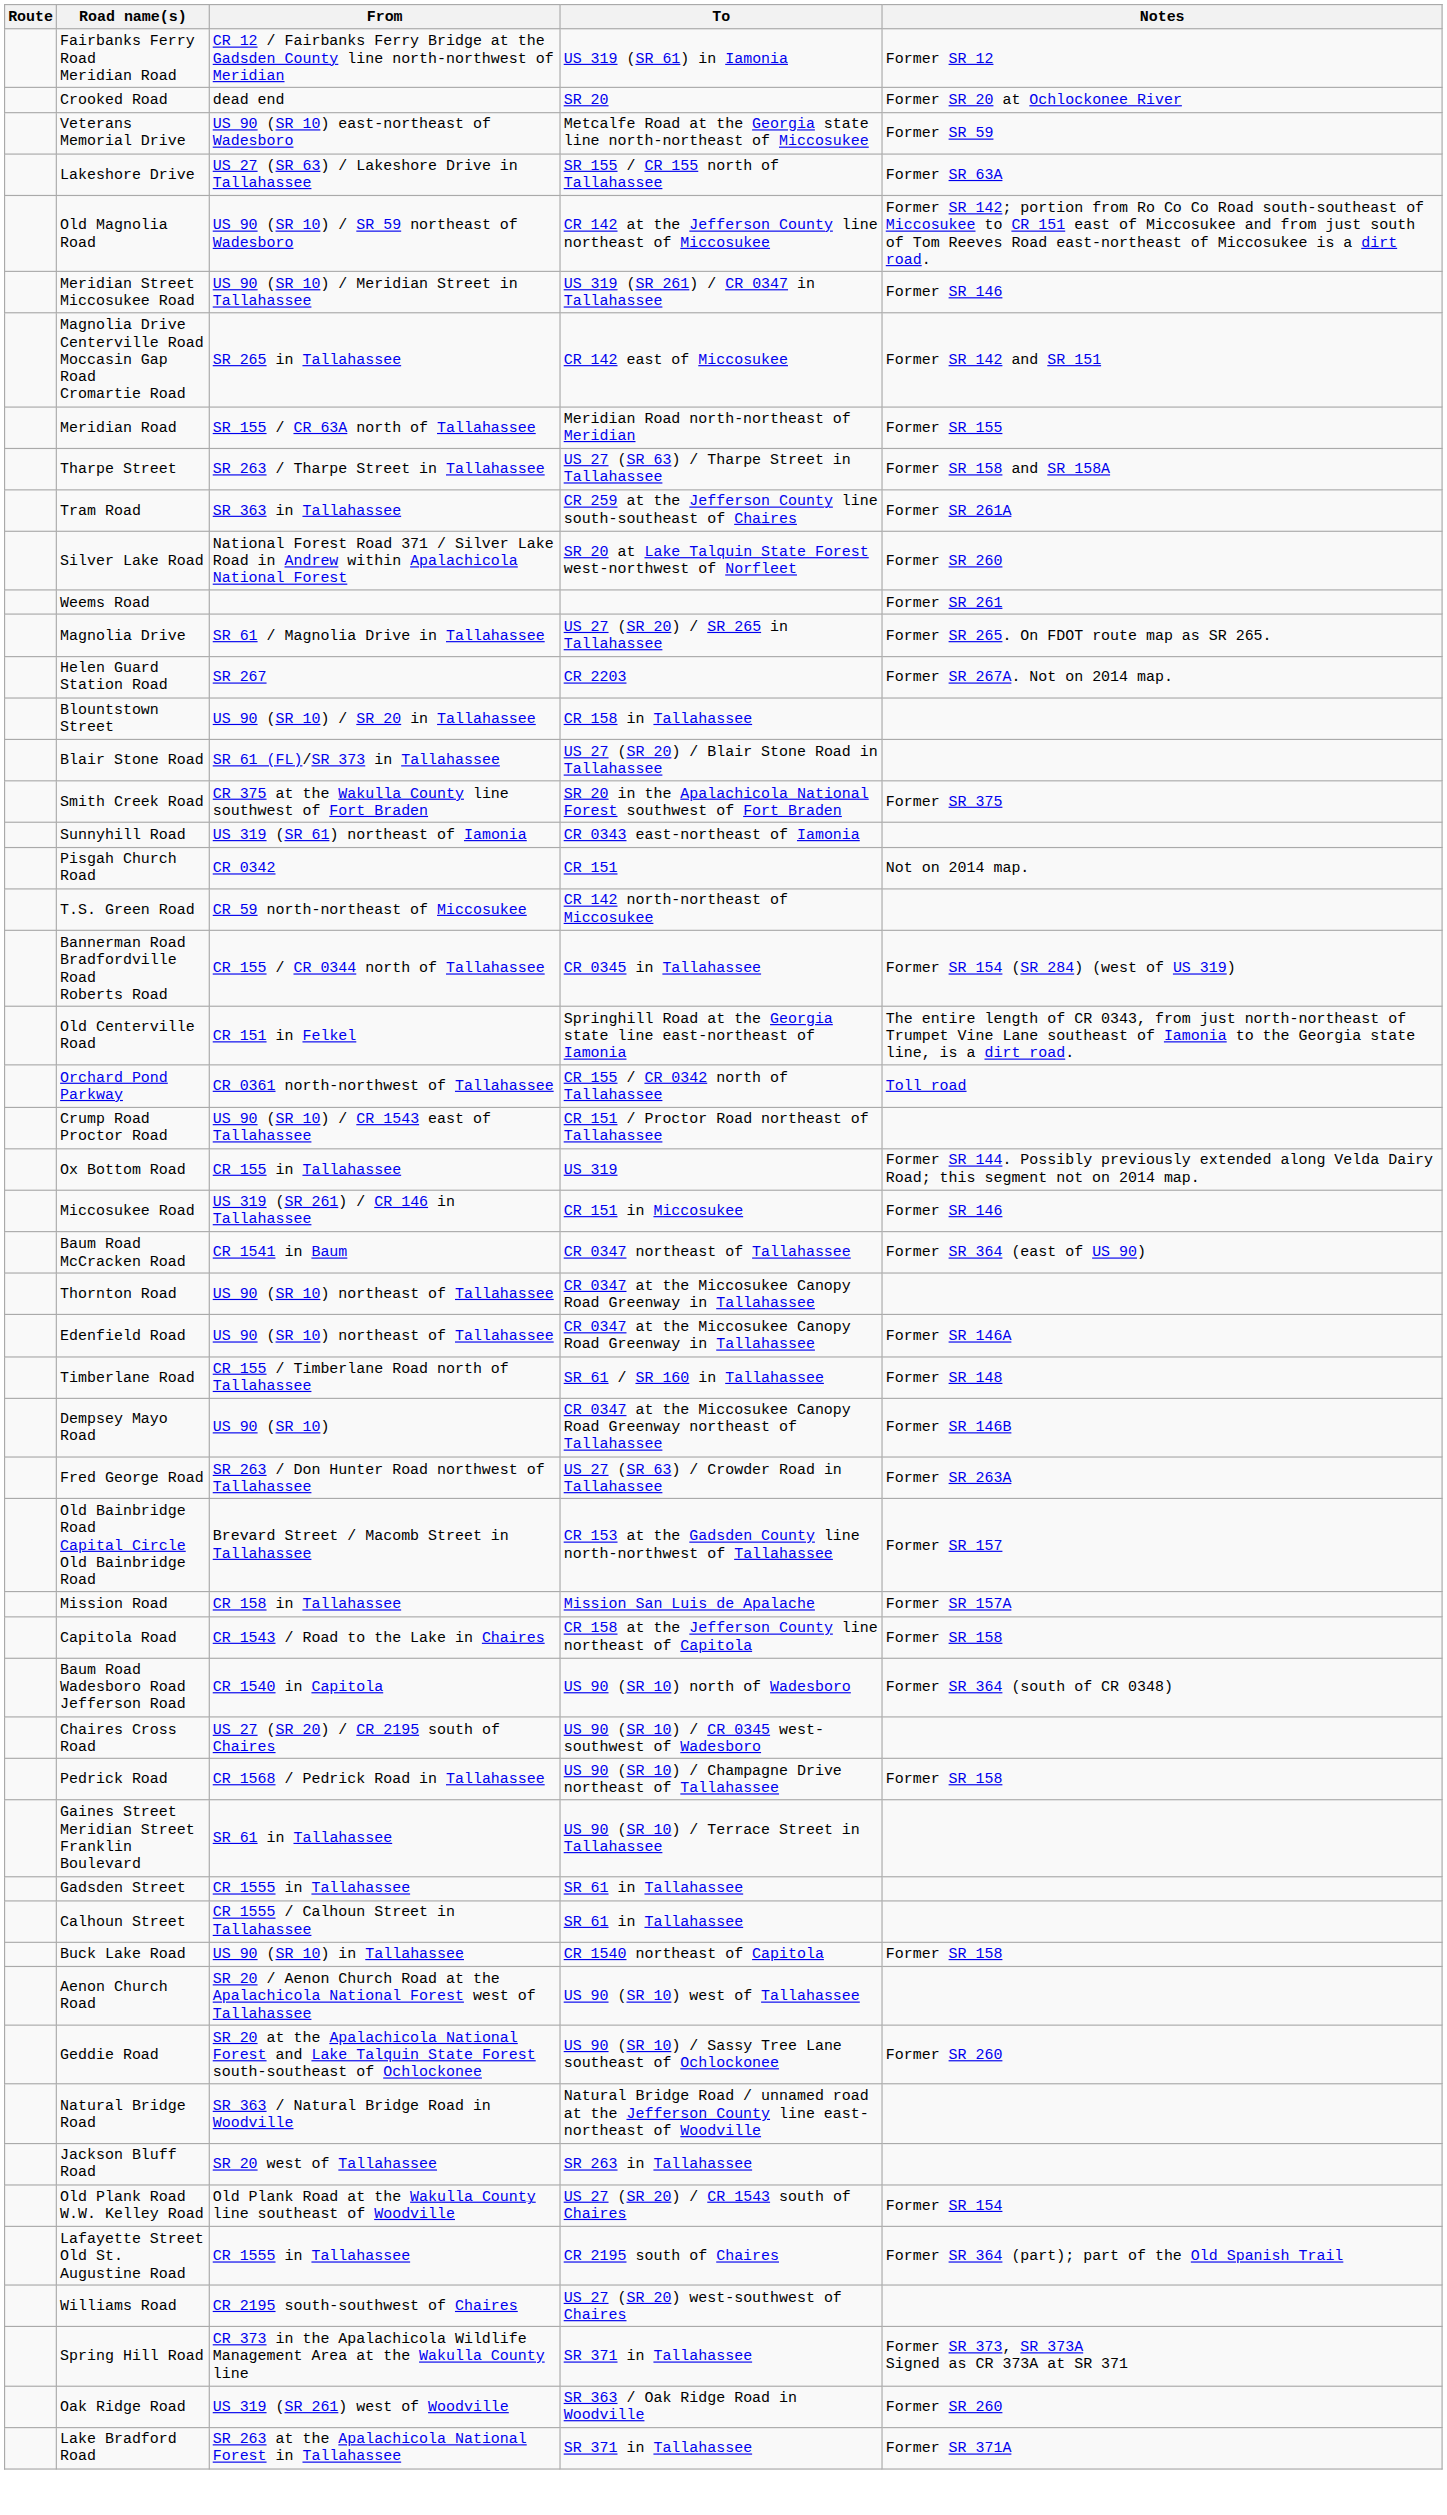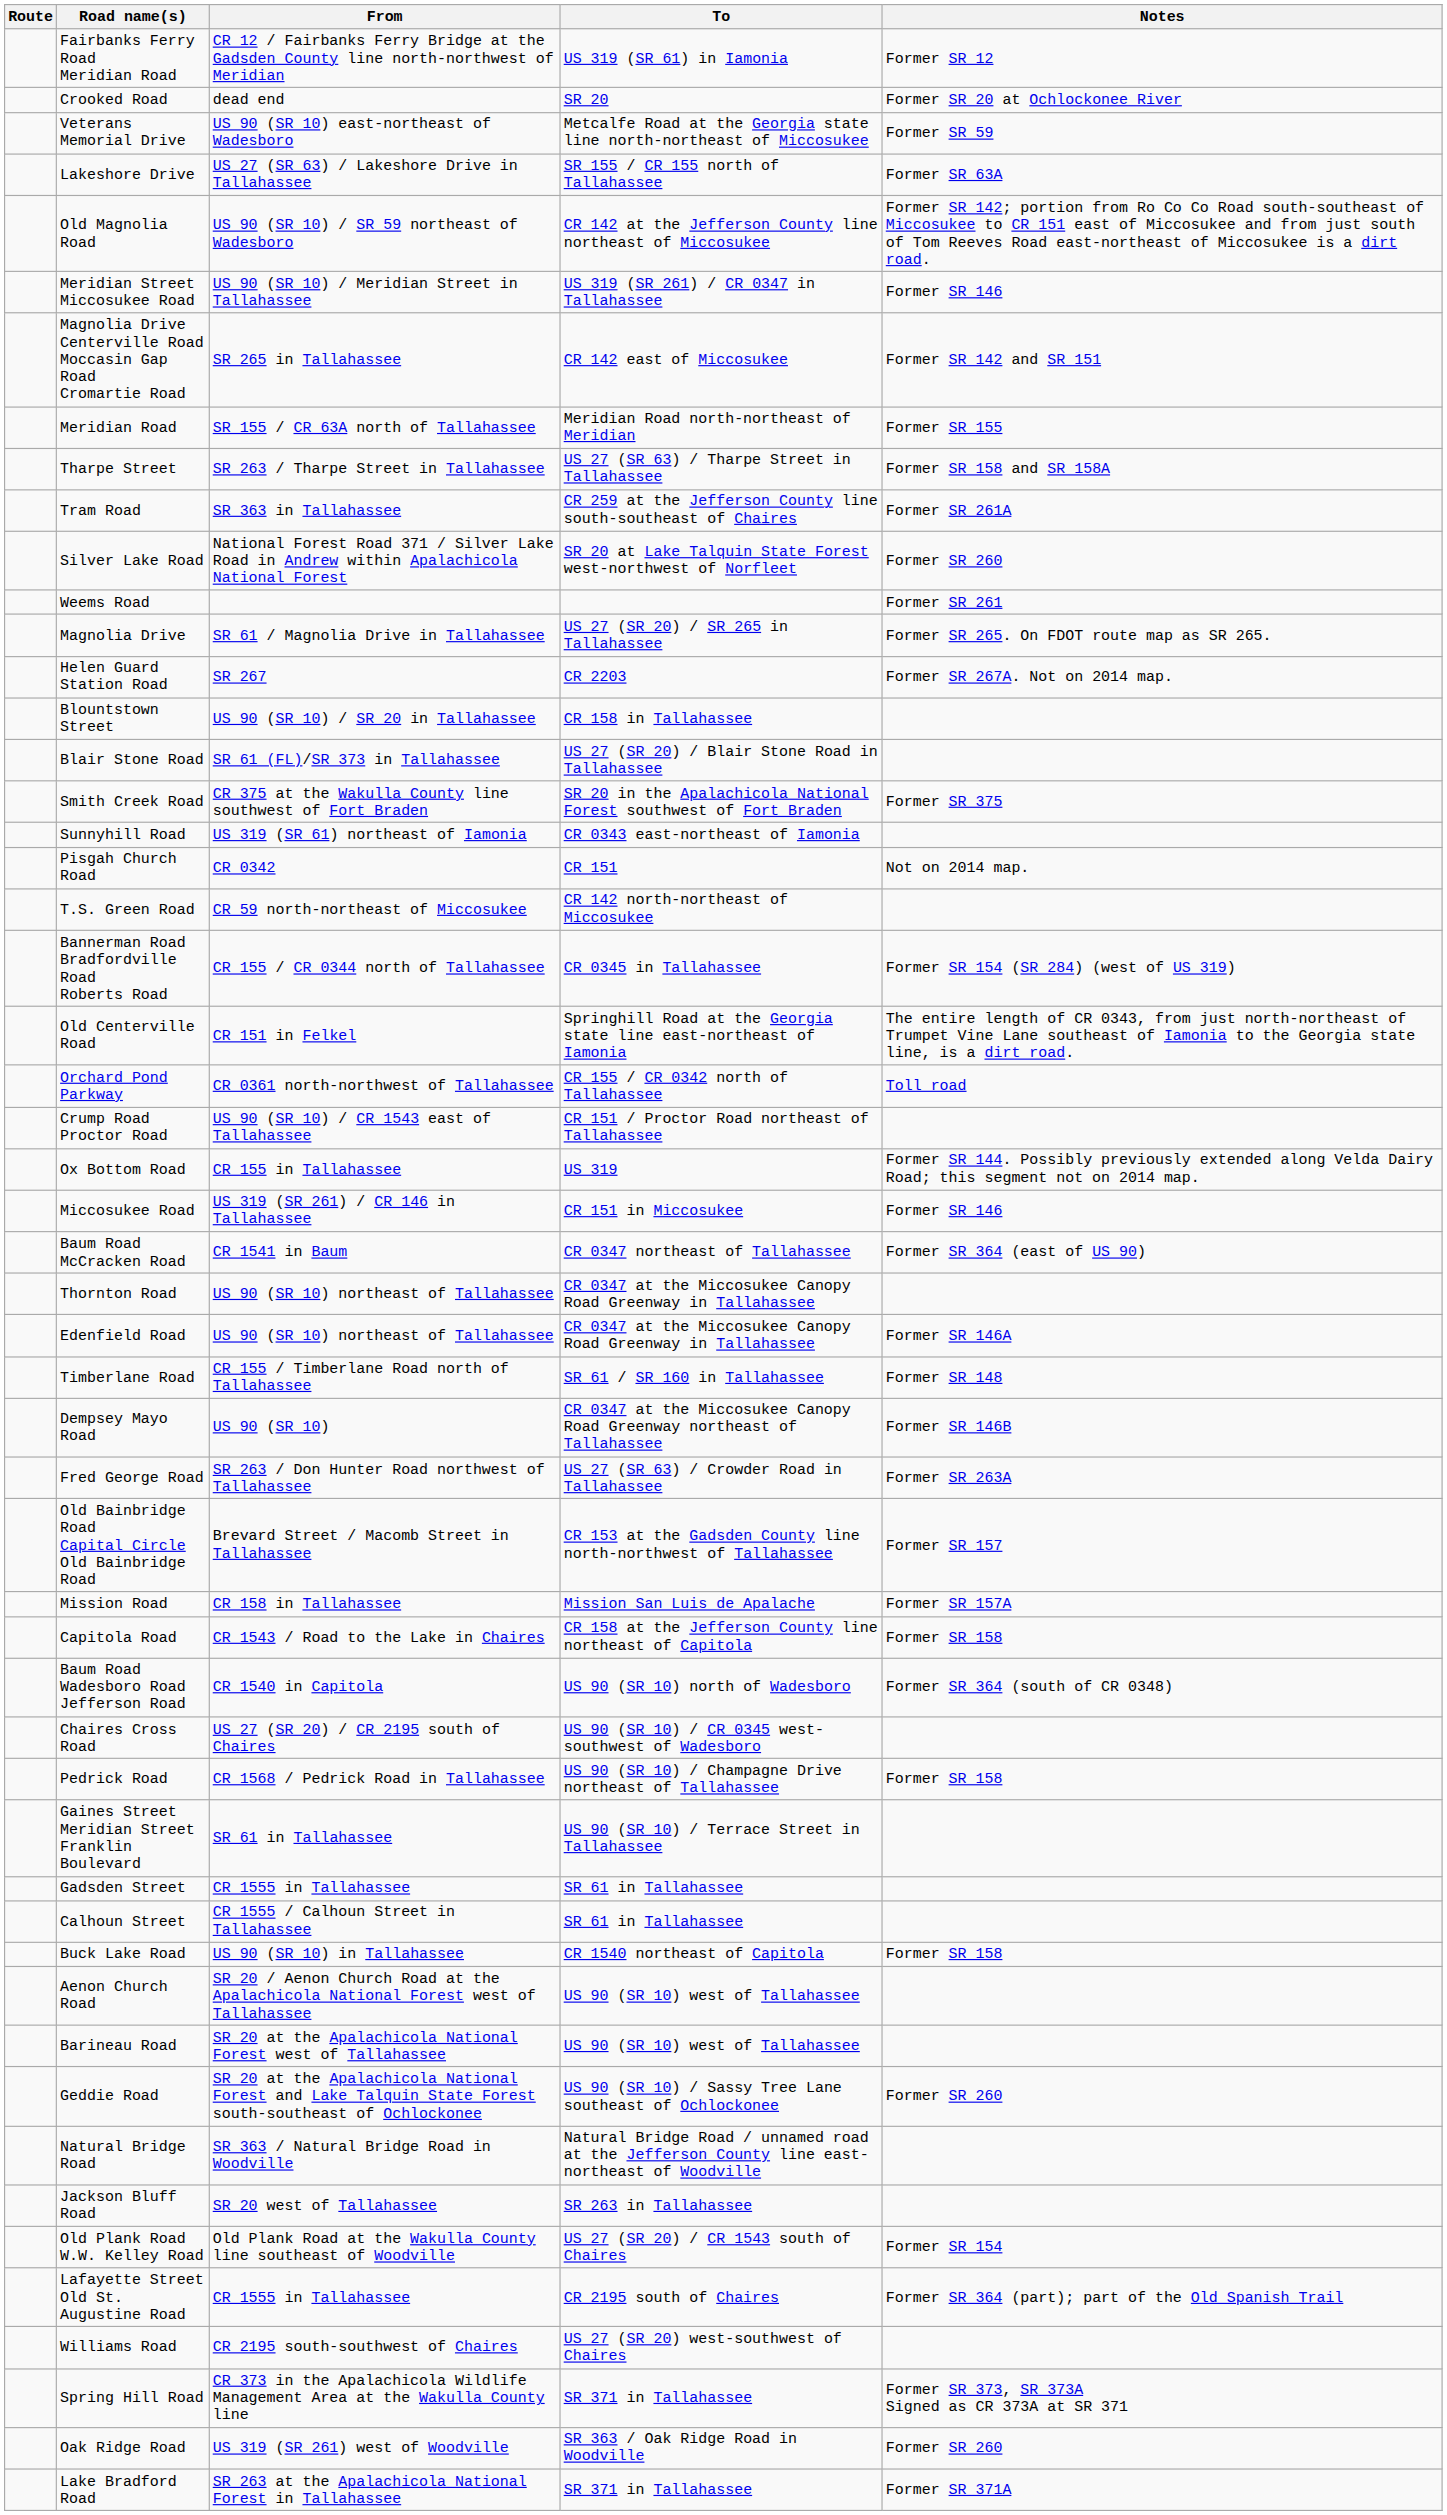+ row: (118, 2046)
